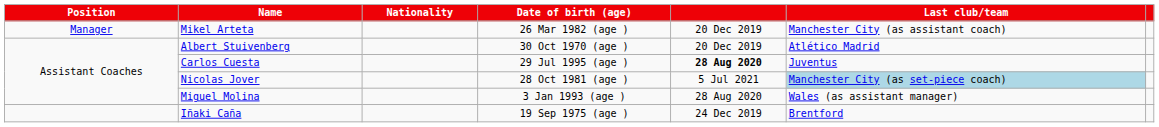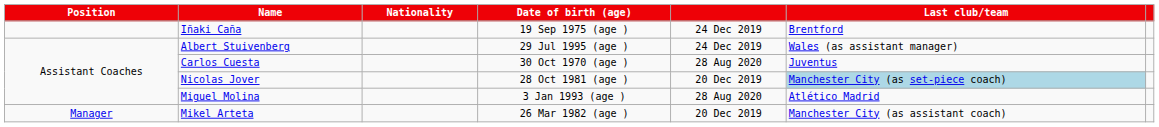rows swapped: (217, 30) <-> (211, 113)
(574, 46) 30 Oct 1970 (age ) -> (574, 46) 29 Jul 1995 (age )
(729, 46) 20 Dec 2019 -> (729, 46) 24 Dec 2019
(834, 46) Atlético Madrid -> (873, 46) Wales (as assistant manager)
(574, 63) 29 Jul 1995 (age ) -> (574, 63) 30 Oct 1970 (age )
(729, 63) bold -> (729, 63) normal
(729, 80) 5 Jul 2021 -> (729, 80) 20 Dec 2019
(873, 97) Wales (as assistant manager) -> (834, 97) Atlético Madrid
